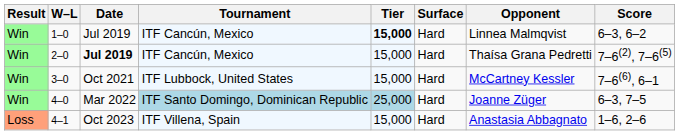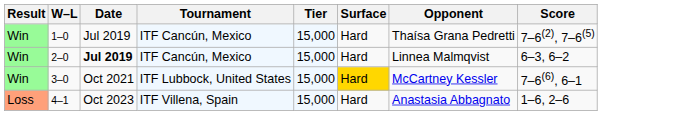(393, 34) bold -> (316, 35) normal
(518, 34) Linnea Malmqvist -> (454, 35) Thaísa Grana Pedretti
(622, 34) 6–3, 6–2 -> (558, 35) 7–6(2), 7–6(5)
(530, 55) Thaísa Grana Pedretti -> (441, 57) Linnea Malmqvist
(635, 55) 7–6(2), 7–6(5) -> (545, 57) 6–3, 6–2
(431, 78) no background -> (354, 78) gold background
- row: (60, 101)
